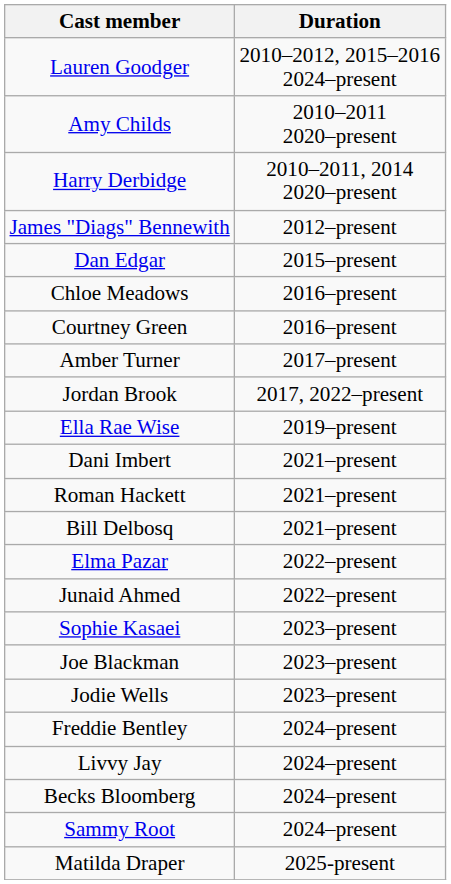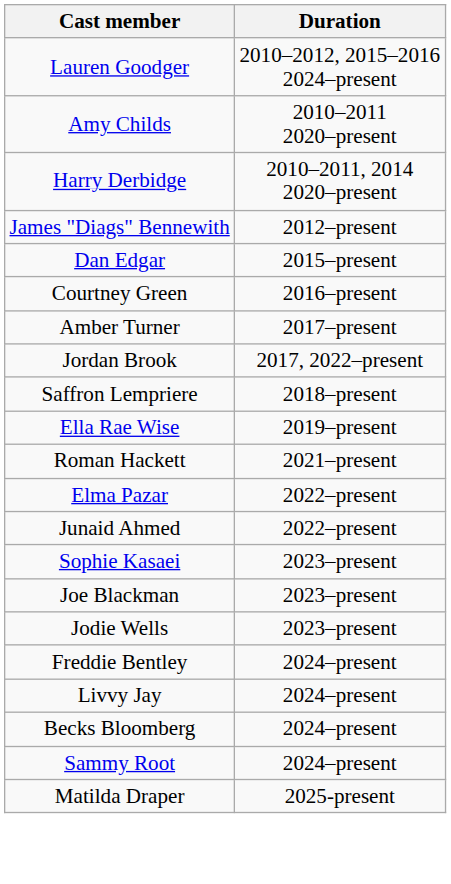- row: (120, 293)
+ row: (120, 393)
- row: (120, 460)
- row: (120, 527)
